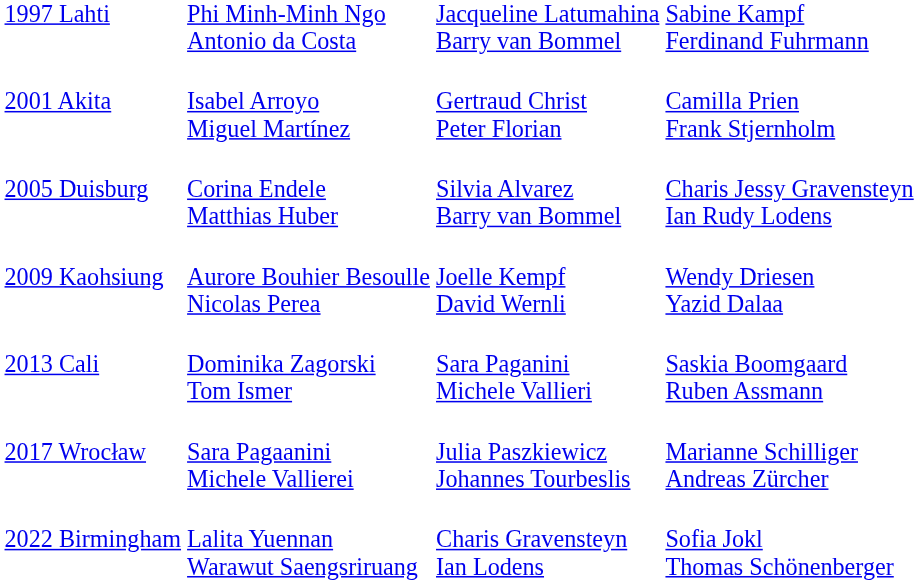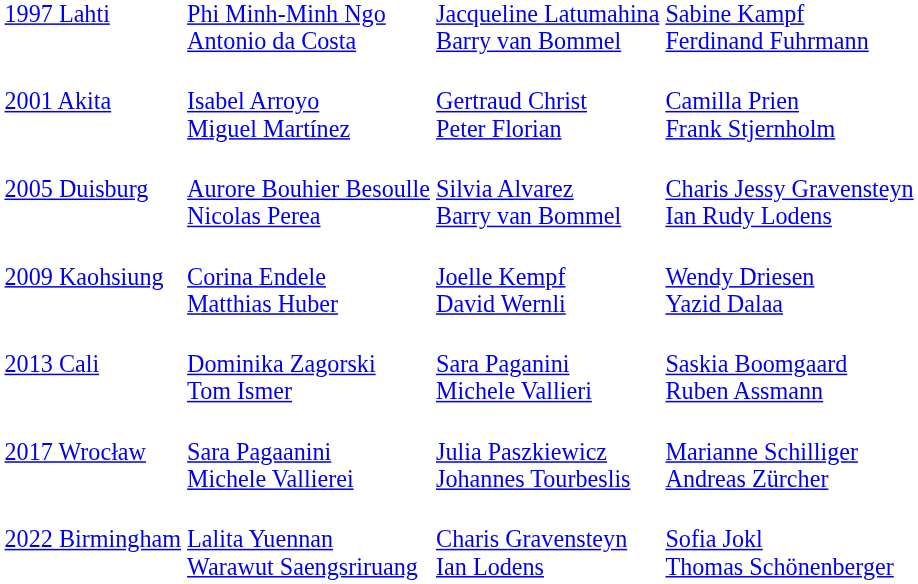(263, 202) Corina Endele Matthias Huber -> (309, 202) Aurore Bouhier Besoulle Nicolas Perea
(309, 290) Aurore Bouhier Besoulle Nicolas Perea -> (263, 290) Corina Endele Matthias Huber
